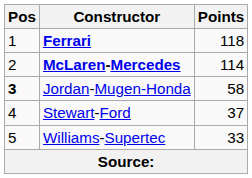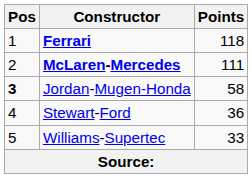(232, 65) 114 -> (233, 65) 111
(236, 113) 37 -> (236, 113) 36
